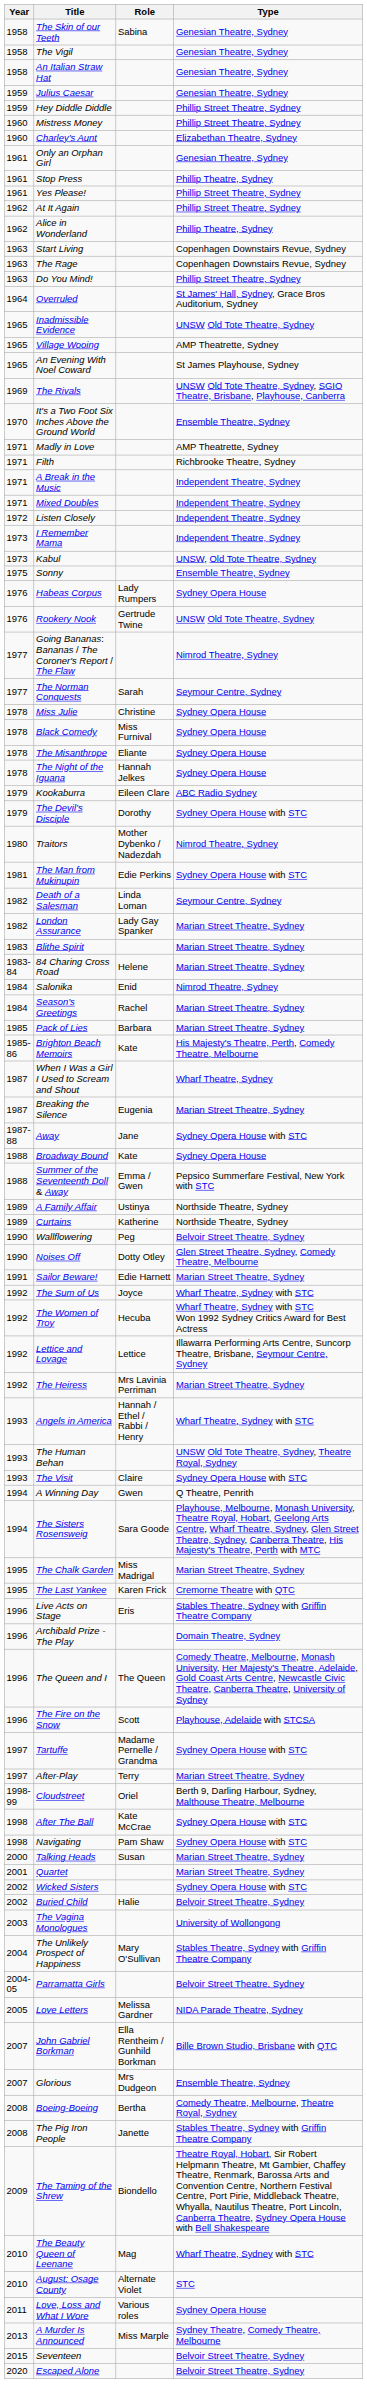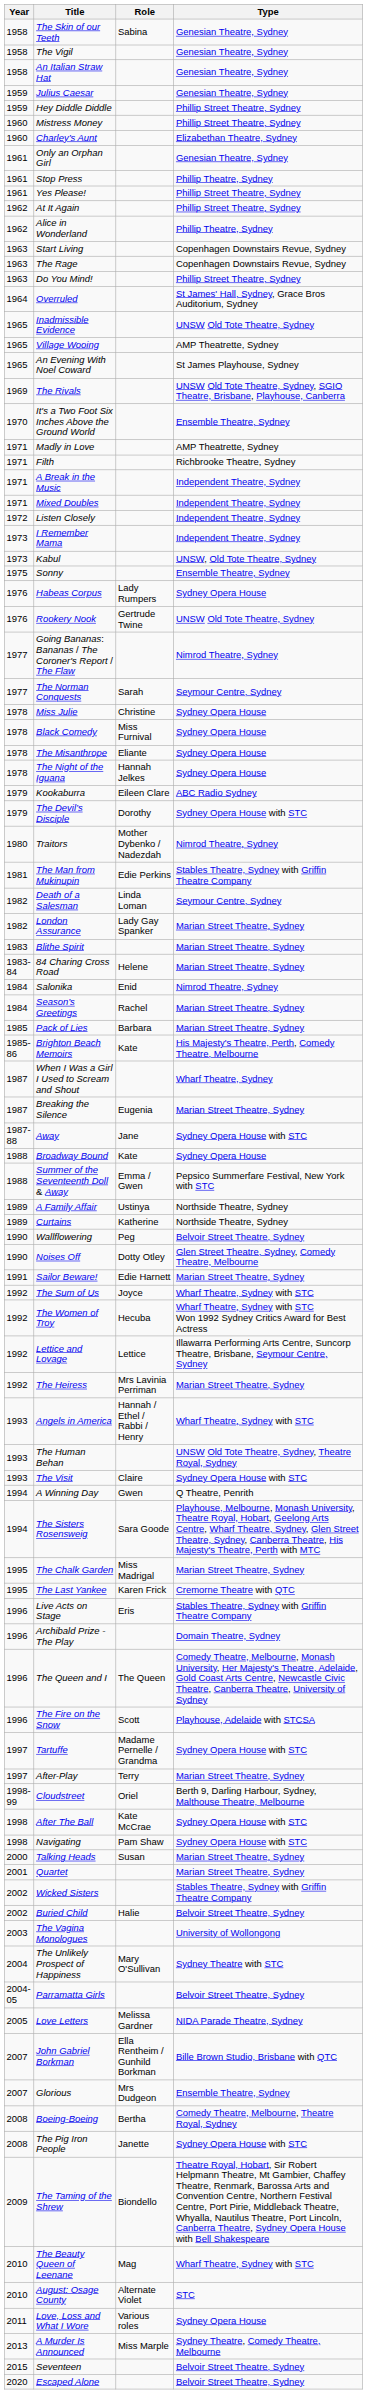(242, 875) Sydney Opera House with STC -> (251, 875) Stables Theatre, Sydney with Griffin Theatre Company
(242, 1887) Sydney Opera House with STC -> (251, 1892) Stables Theatre, Sydney with Griffin Theatre Company
(251, 1953) Stables Theatre, Sydney with Griffin Theatre Company -> (230, 1964) Sydney Theatre with STC
(251, 2133) Stables Theatre, Sydney with Griffin Theatre Company -> (242, 2144) Sydney Opera House with STC
